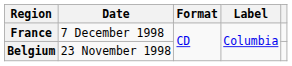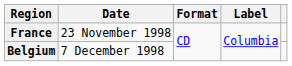(112, 32) 7 December 1998 -> (116, 32) 23 November 1998
(116, 51) 23 November 1998 -> (112, 51) 7 December 1998
